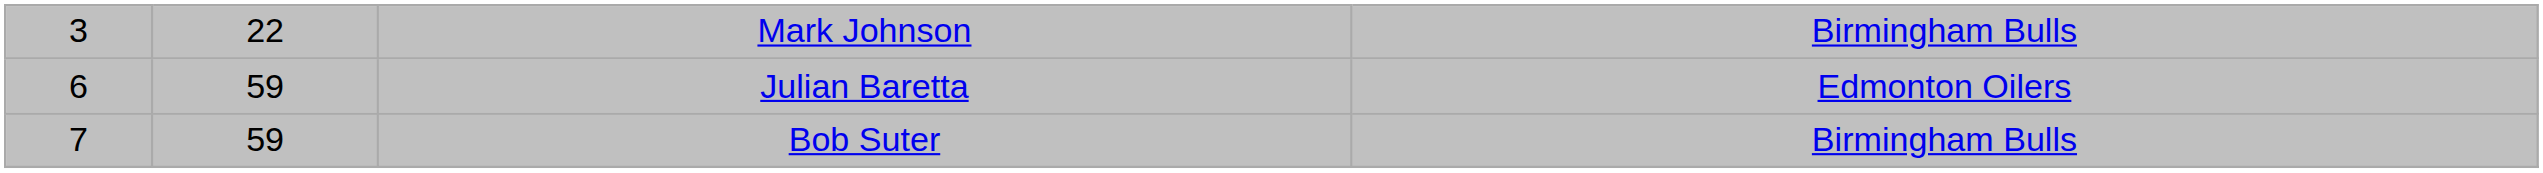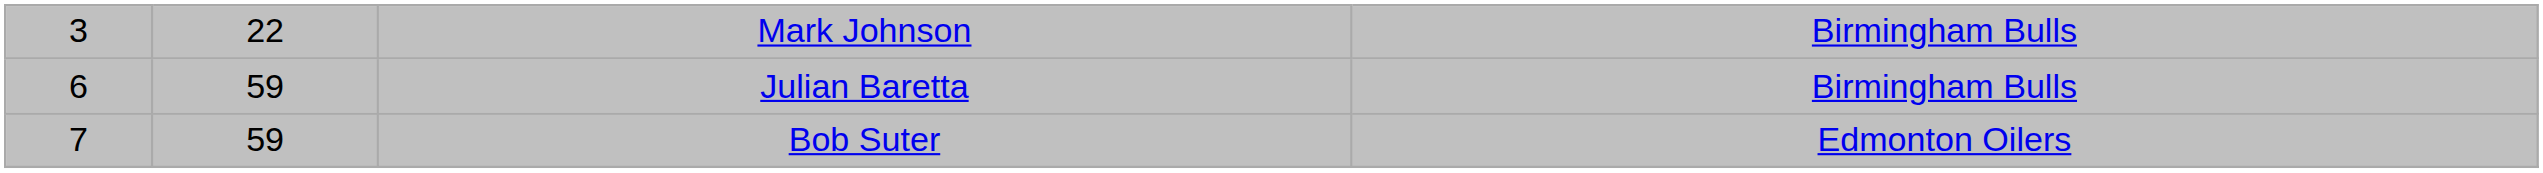(1944, 85) Edmonton Oilers -> (1944, 85) Birmingham Bulls
(1944, 139) Birmingham Bulls -> (1944, 139) Edmonton Oilers
